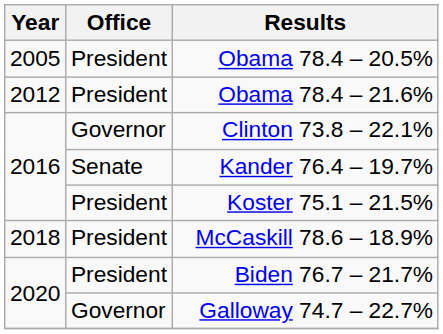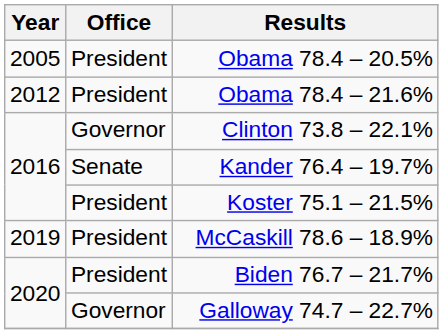(35, 238) 2018 -> (35, 238) 2019
